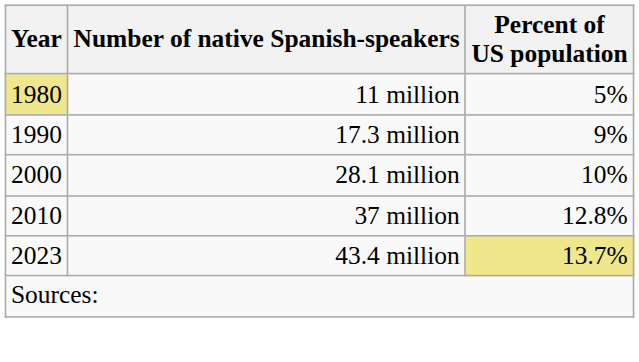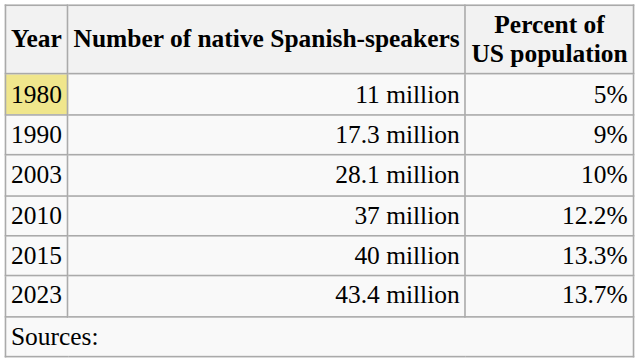(36, 174) 2000 -> (36, 174) 2003
(595, 215) 12.8% -> (595, 215) 12.2%
+ row: (407, 255)
(595, 255) khaki background -> (595, 295) no background
